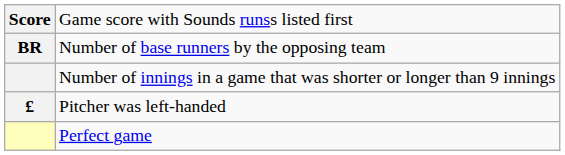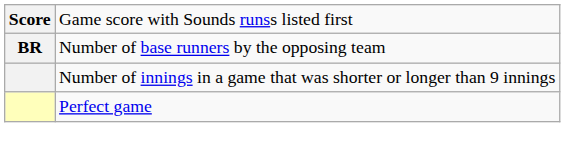- row: (143, 106)
